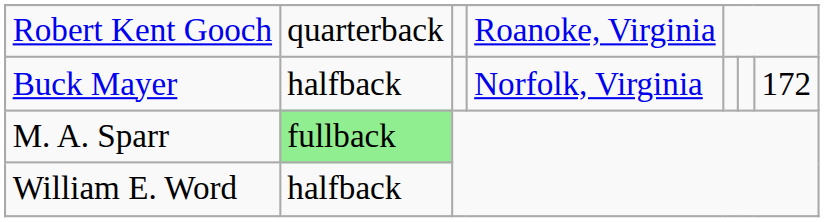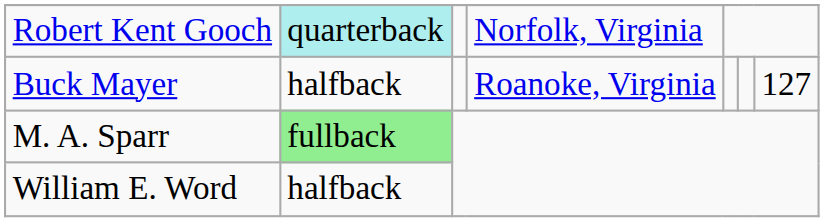(365, 30) no background -> (365, 30) paleturquoise background
(595, 30) Roanoke, Virginia -> (588, 30) Norfolk, Virginia
(588, 83) Norfolk, Virginia -> (595, 83) Roanoke, Virginia
(786, 83) 172 -> (786, 83) 127
